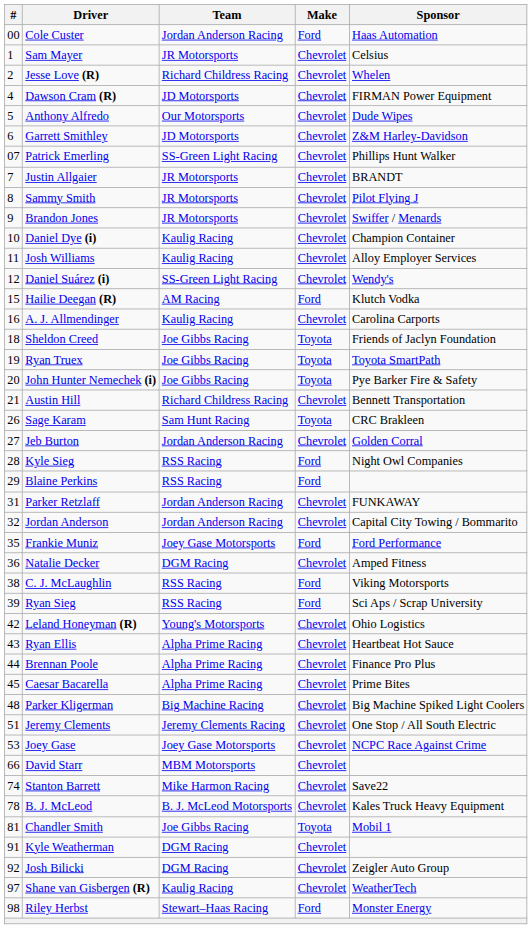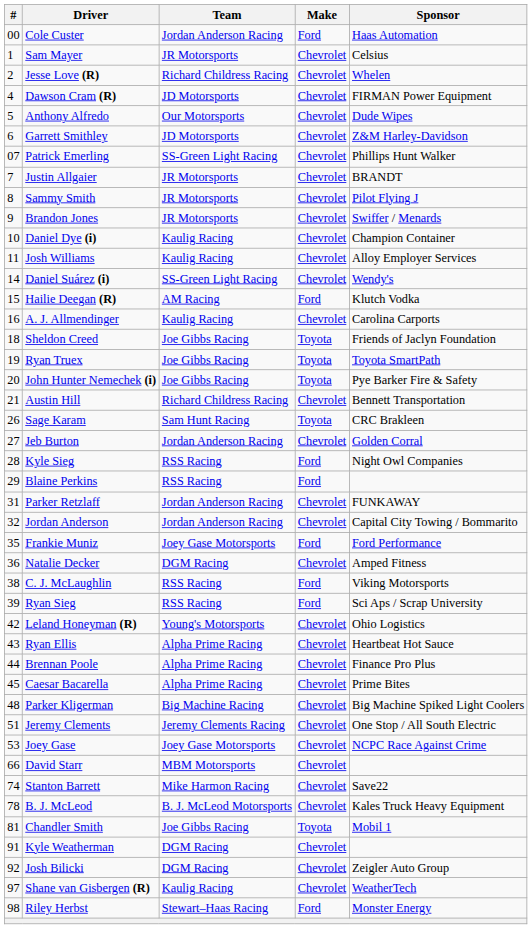(13, 278) 12 -> (13, 278) 14
